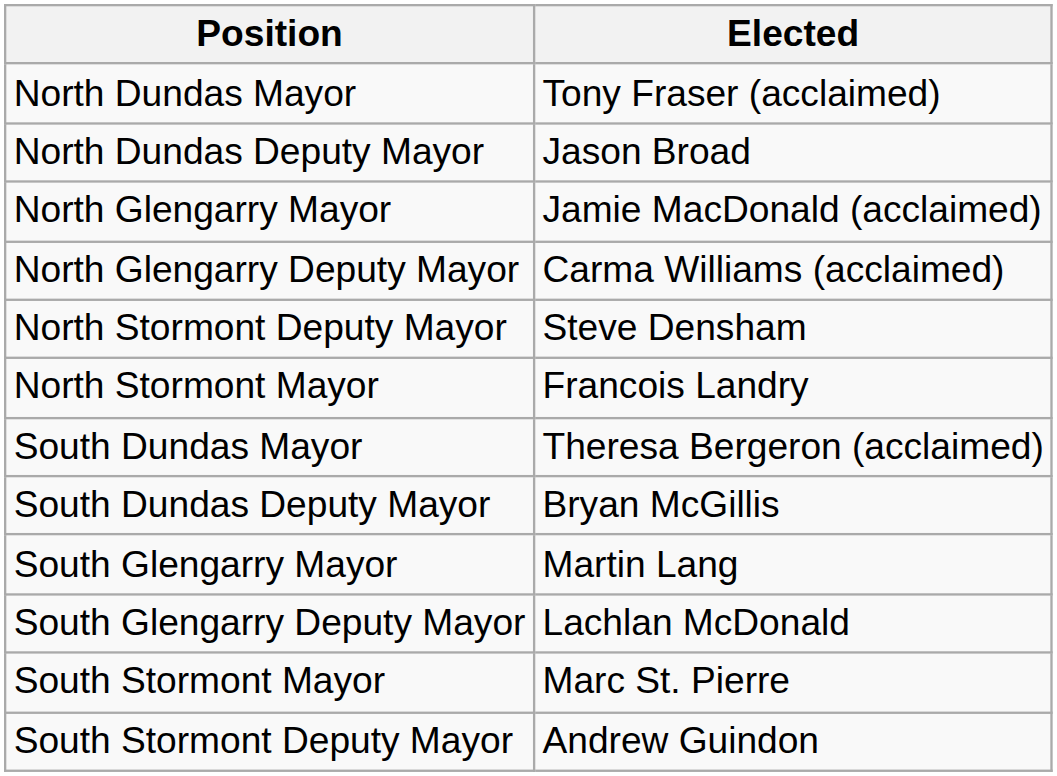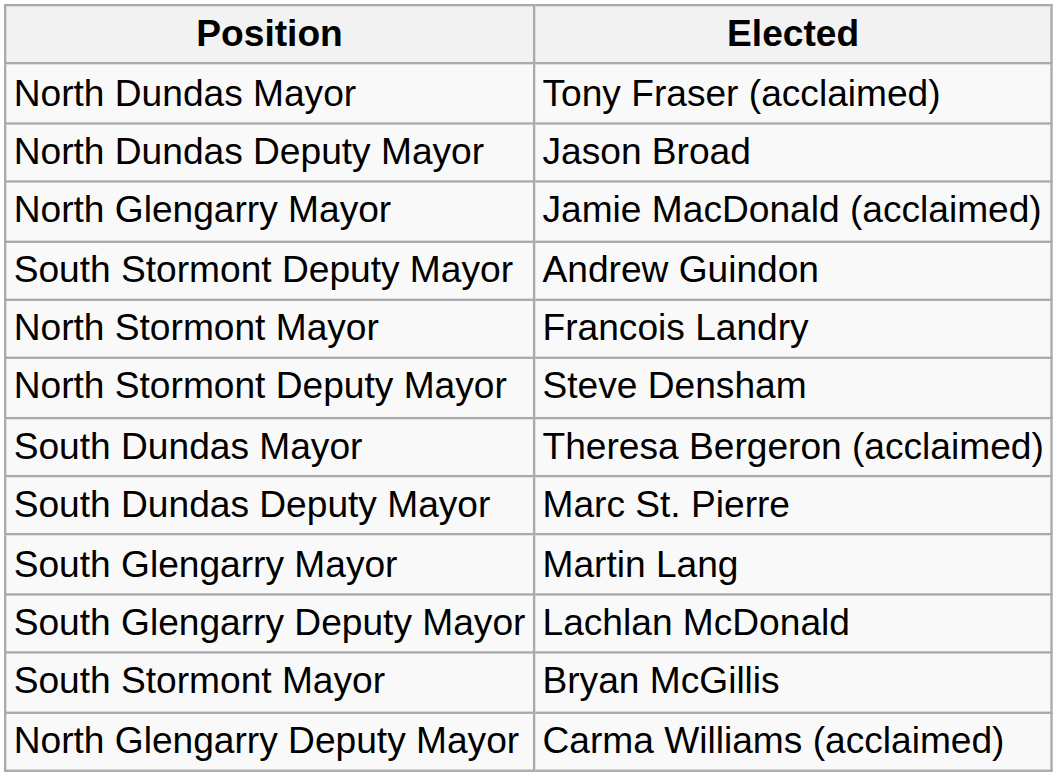rows swapped: (266, 269) <-> (263, 740)
rows swapped: (196, 387) <-> (260, 328)
(661, 504) Bryan McGillis -> (666, 504) Marc St. Pierre
(666, 681) Marc St. Pierre -> (661, 681) Bryan McGillis
